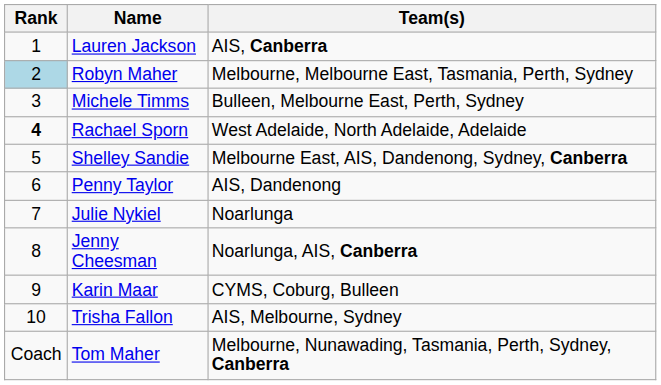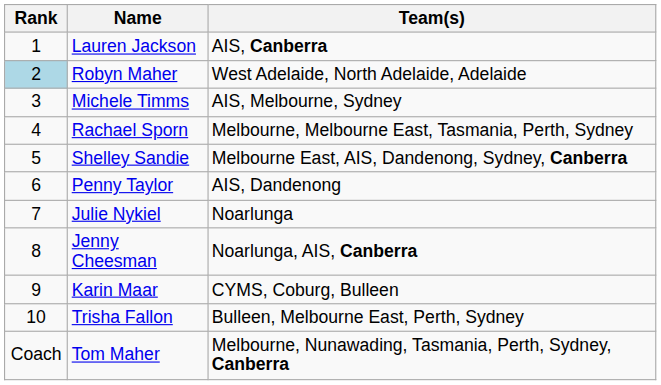(422, 74) Melbourne, Melbourne East, Tasmania, Perth, Sydney -> (369, 74) West Adelaide, North Adelaide, Adelaide
(368, 102) Bulleen, Melbourne East, Perth, Sydney -> (307, 102) AIS, Melbourne, Sydney
(36, 130) bold -> (36, 130) normal
(369, 130) West Adelaide, North Adelaide, Adelaide -> (422, 130) Melbourne, Melbourne East, Tasmania, Perth, Sydney
(307, 317) AIS, Melbourne, Sydney -> (368, 317) Bulleen, Melbourne East, Perth, Sydney
